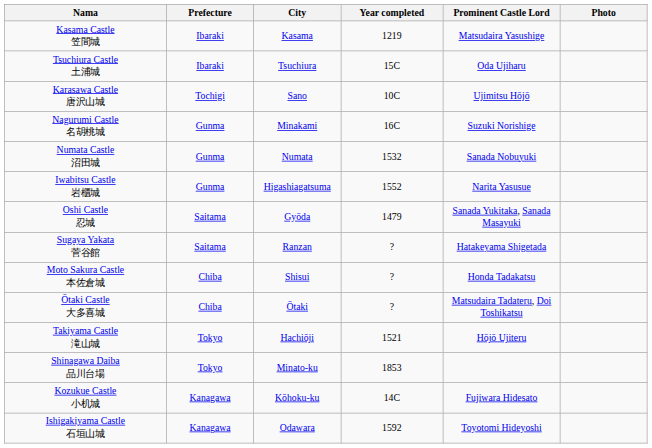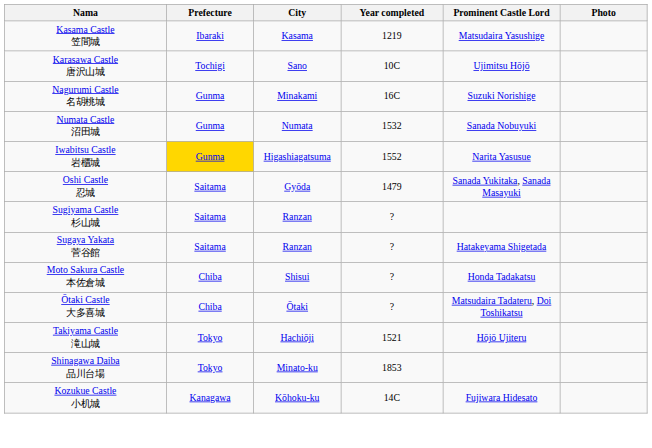- row: (85, 65)
(210, 186) no background -> (210, 156) gold background
+ row: (85, 216)
- row: (85, 427)
